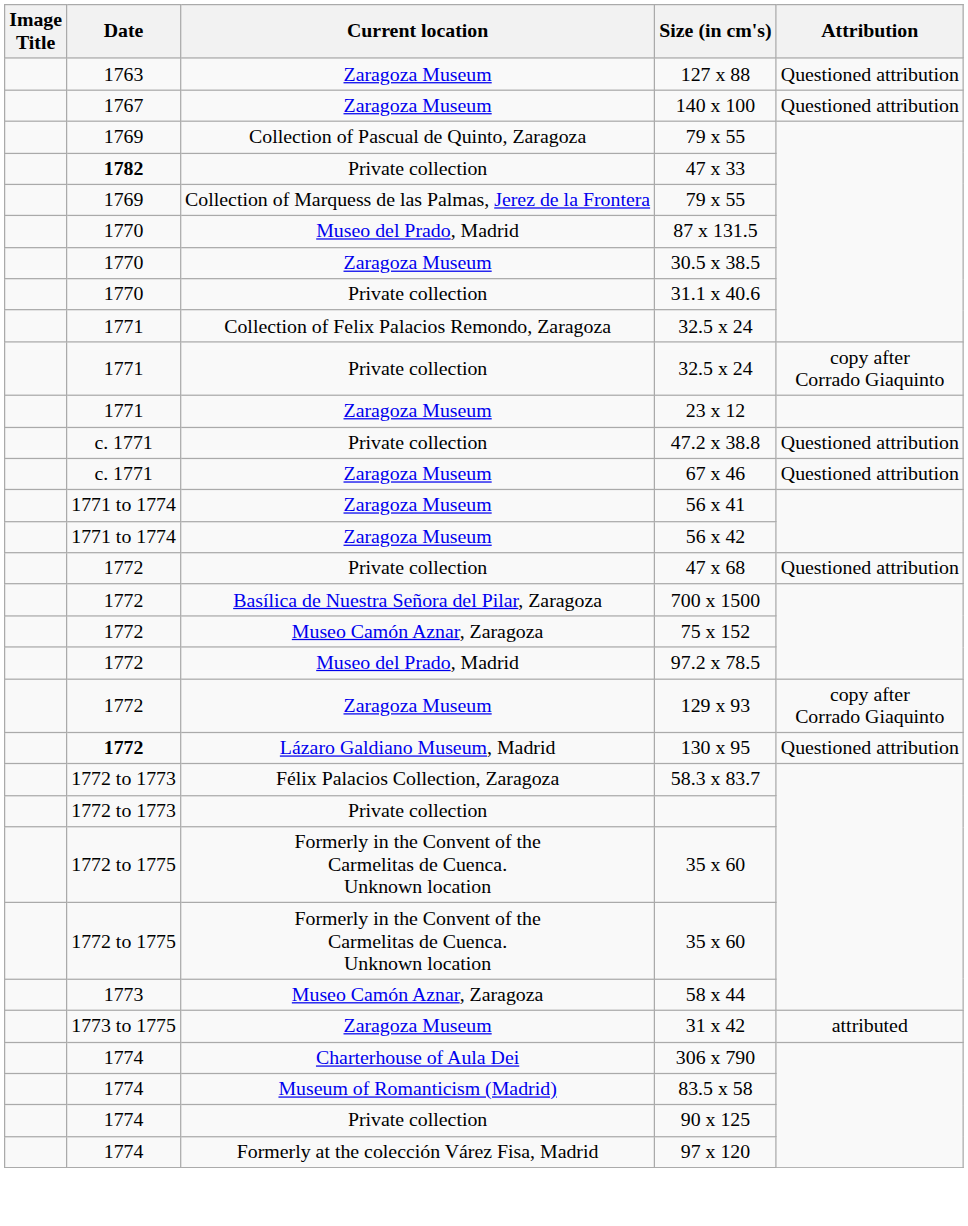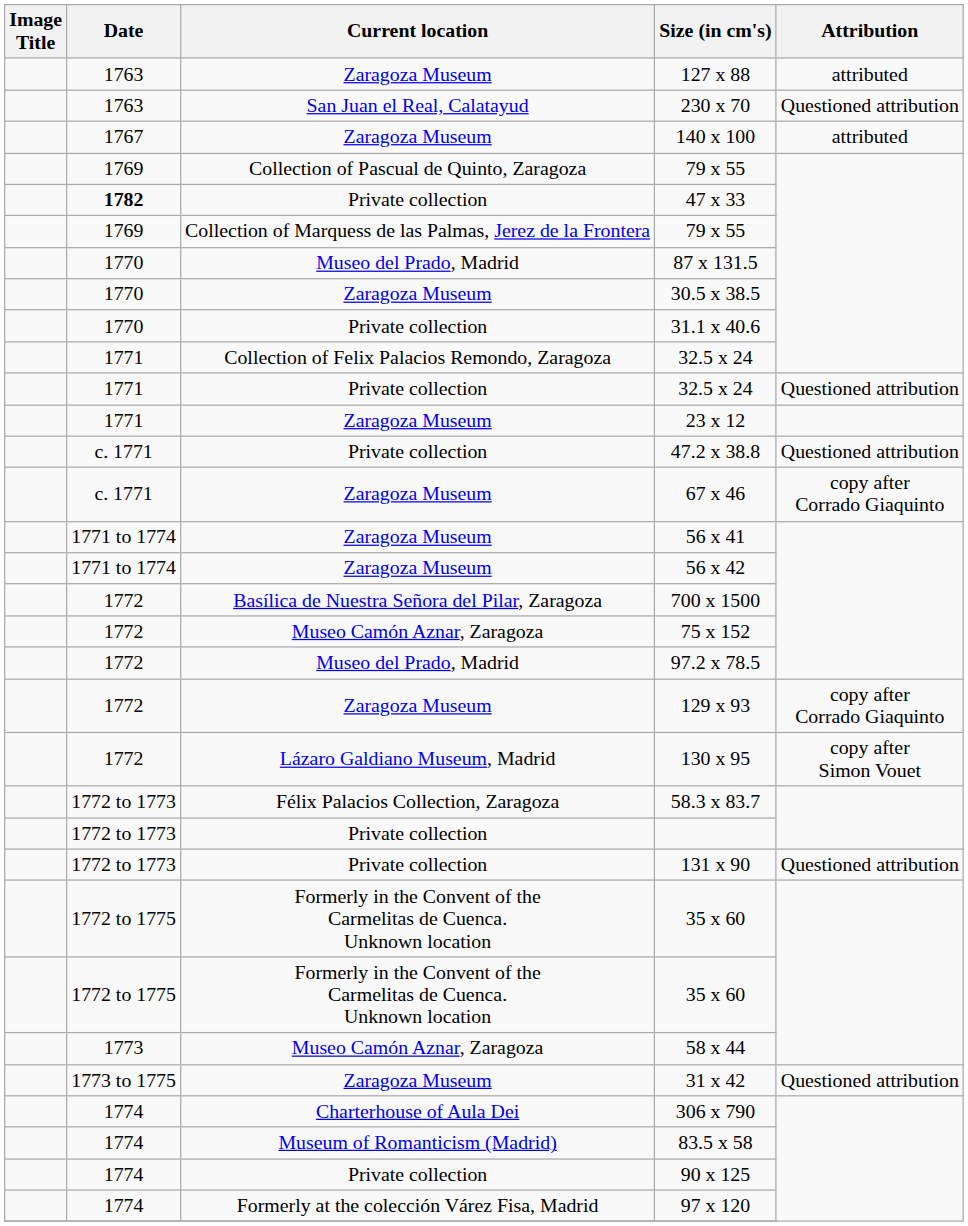(870, 74) Questioned attribution -> (870, 74) attributed
+ row: (418, 105)
(870, 105) Questioned attribution -> (870, 136) attributed
(870, 368) copy after Corrado Giaquinto -> (870, 388) Questioned attribution
(870, 473) Questioned attribution -> (870, 494) copy after Corrado Giaquinto
- row: (418, 568)
(124, 747) bold -> (124, 759) normal
(870, 747) Questioned attribution -> (870, 759) copy after Simon Vouet
+ row: (418, 864)
(870, 1026) attributed -> (870, 1079) Questioned attribution
